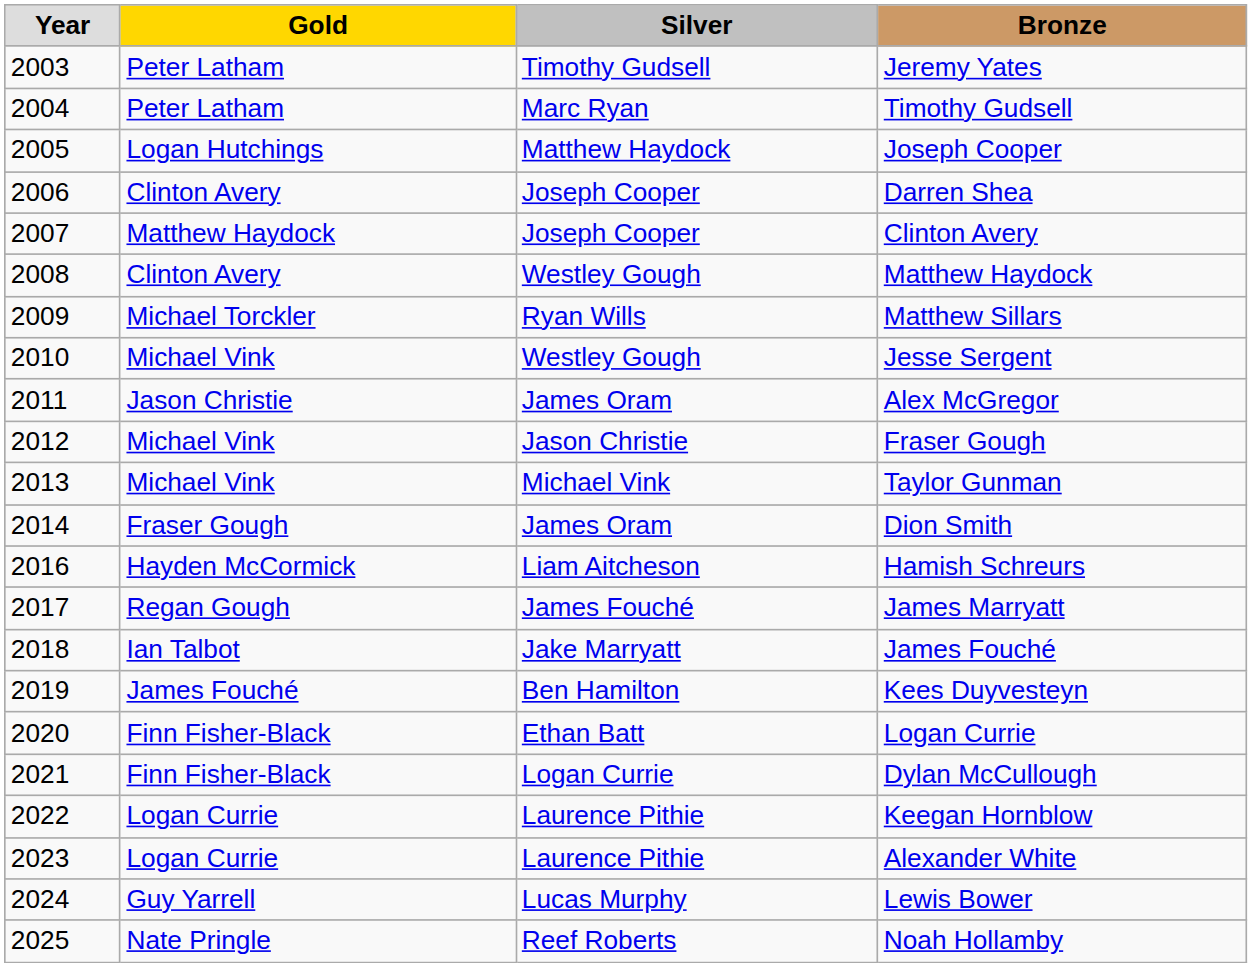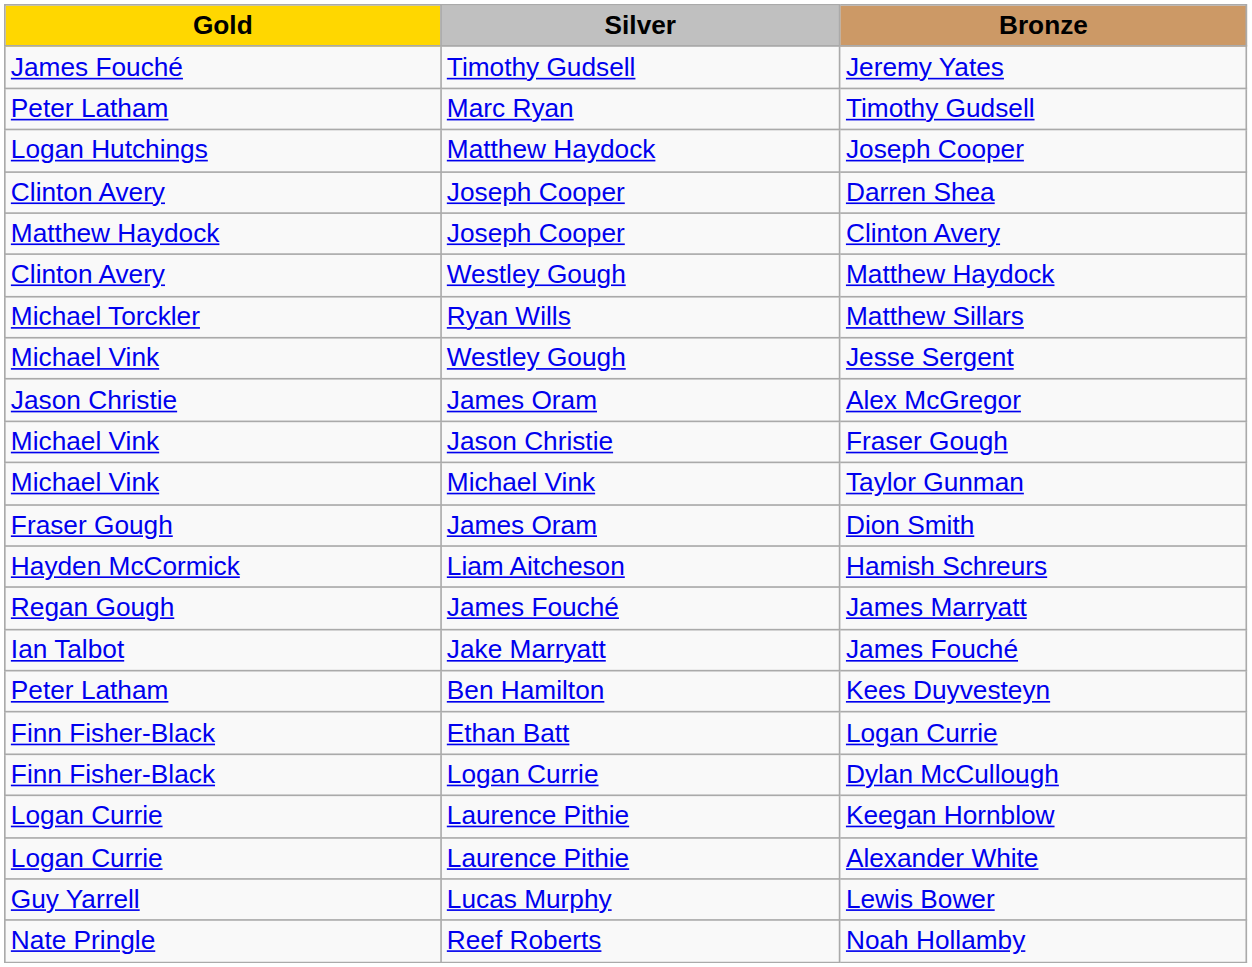- column: (63, 25)
(205, 66) Peter Latham -> (97, 66) James Fouché
(213, 691) James Fouché -> (90, 691) Peter Latham
